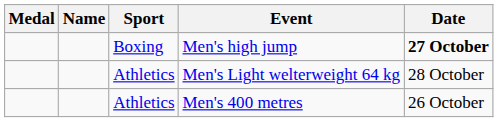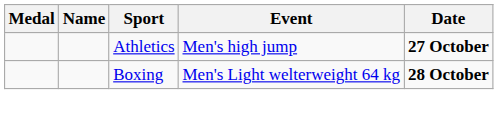(138, 46) Boxing -> (144, 46) Athletics
(144, 74) Athletics -> (138, 74) Boxing
(446, 74) normal -> (448, 74) bold
- row: (243, 102)
